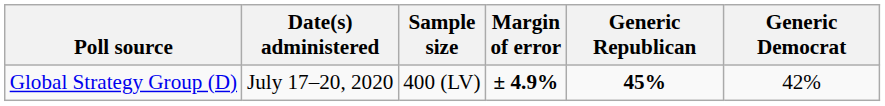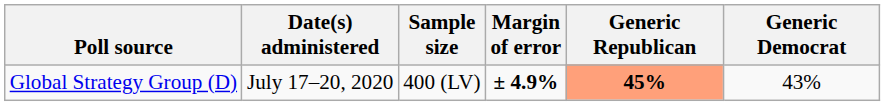(645, 82) no background -> (645, 82) lightsalmon background
(802, 82) 42% -> (802, 82) 43%
